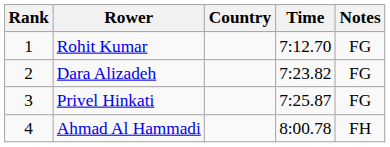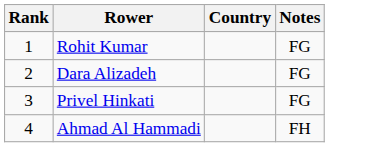- column: (305, 18)
